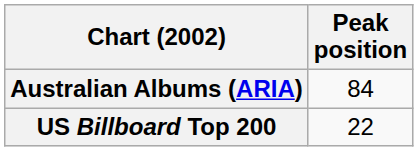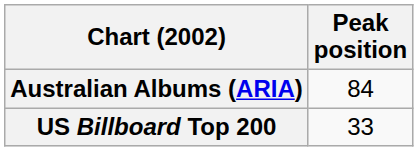(360, 126) 22 -> (360, 126) 33
